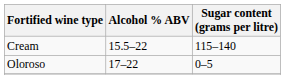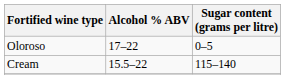rows swapped: (26, 64) <-> (23, 45)
